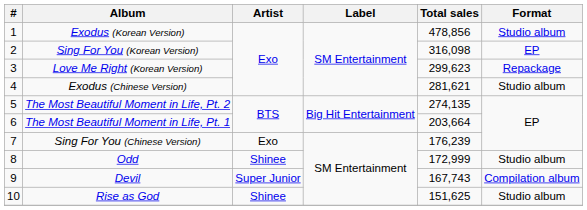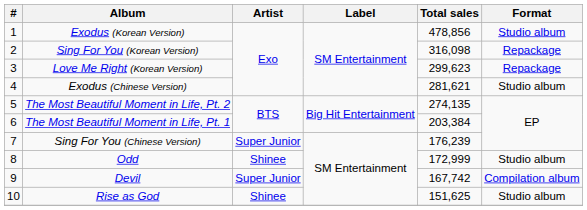(532, 50) EP -> (532, 50) Repackage
(449, 123) 203,664 -> (449, 123) 203,384
(268, 141) Exo -> (268, 141) Super Junior
(449, 178) 167,743 -> (449, 178) 167,742
